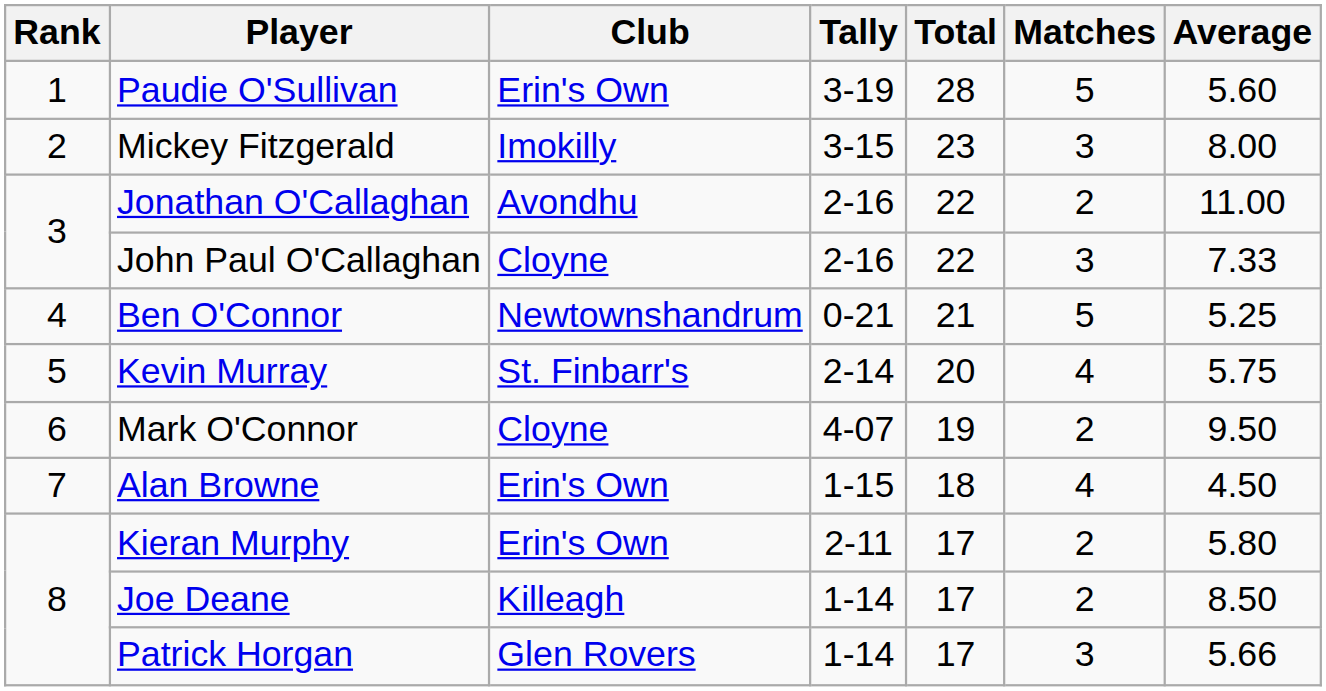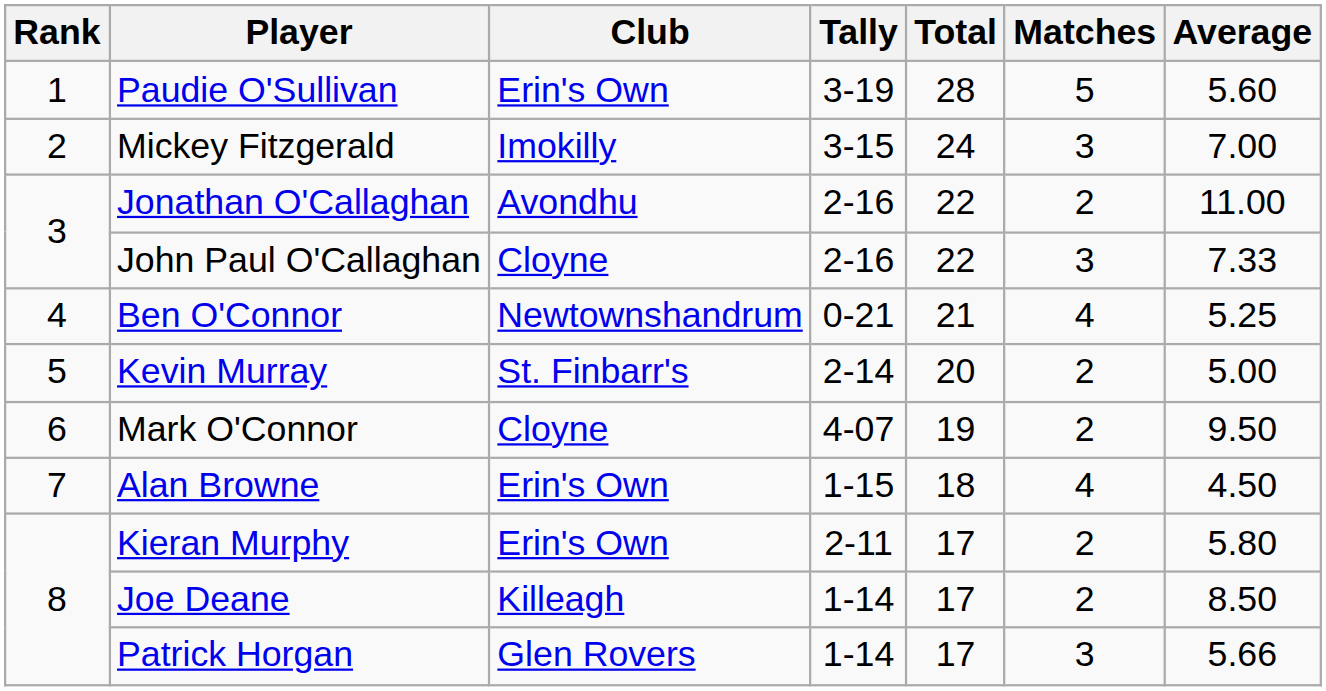(956, 145) 23 -> (956, 145) 24
(1242, 145) 8.00 -> (1242, 145) 7.00
(1085, 315) 5 -> (1085, 315) 4
(1085, 372) 4 -> (1085, 372) 2
(1242, 372) 5.75 -> (1242, 372) 5.00
